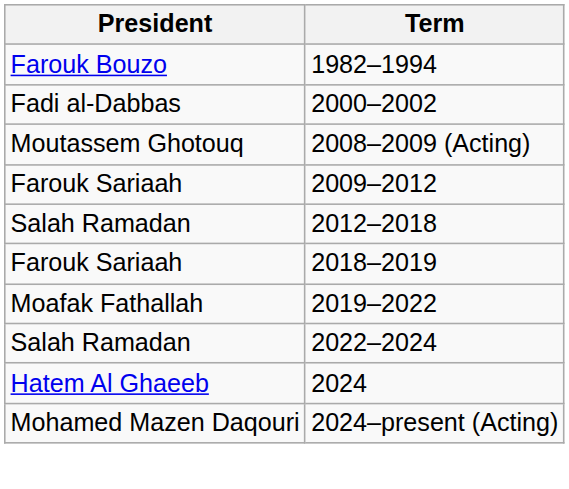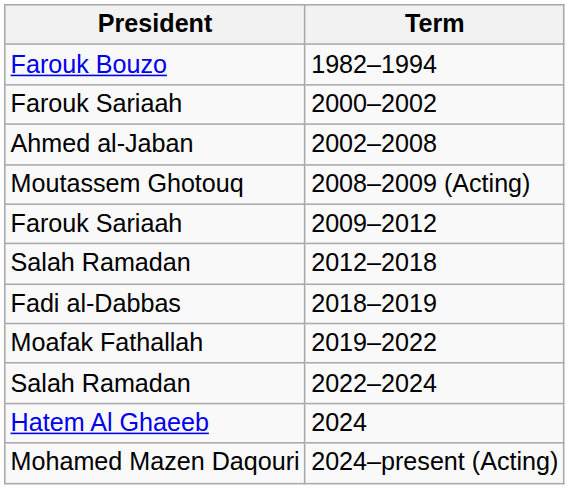(96, 104) Fadi al-Dabbas -> (96, 104) Farouk Sariaah
+ row: (374, 143)
(96, 263) Farouk Sariaah -> (96, 303) Fadi al-Dabbas
